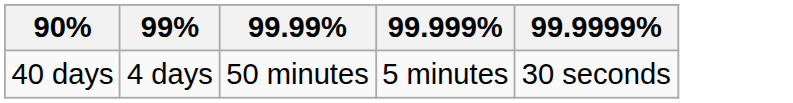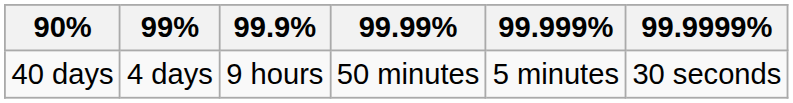+ column: (275, 27)
